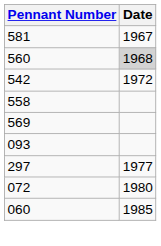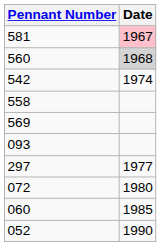(138, 36) no background -> (138, 36) pink background
(138, 79) 1972 -> (138, 79) 1974
+ row: (19, 230)
